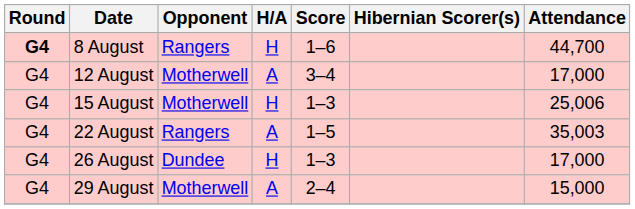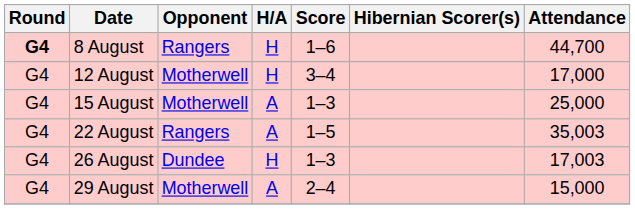(272, 75) A -> (272, 75) H
(272, 103) H -> (272, 103) A
(577, 103) 25,006 -> (577, 103) 25,000
(577, 160) 17,000 -> (577, 160) 17,003
